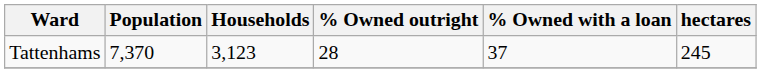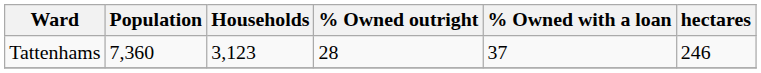(132, 51) 7,370 -> (132, 51) 7,360
(696, 51) 245 -> (696, 51) 246
